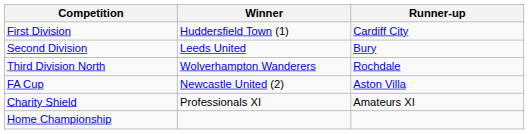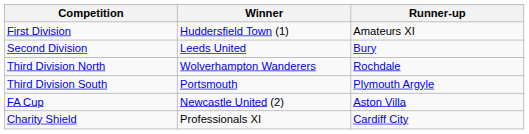(381, 31) Cardiff City -> (384, 31) Amateurs XI
+ row: (57, 84)
(384, 102) Amateurs XI -> (381, 119) Cardiff City
- row: (59, 119)
